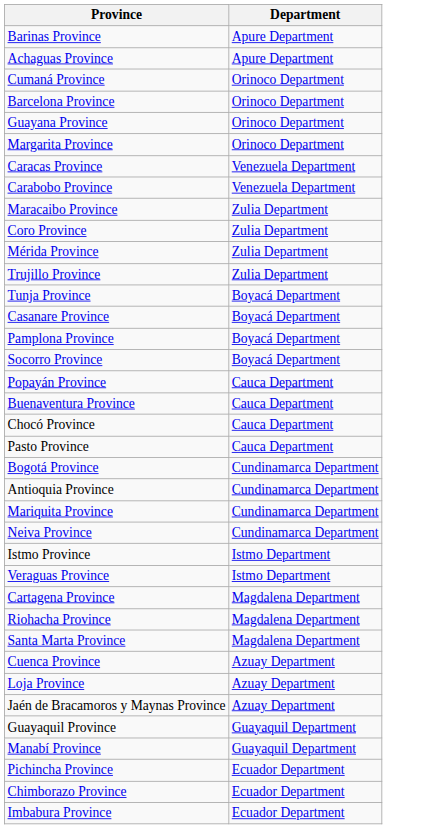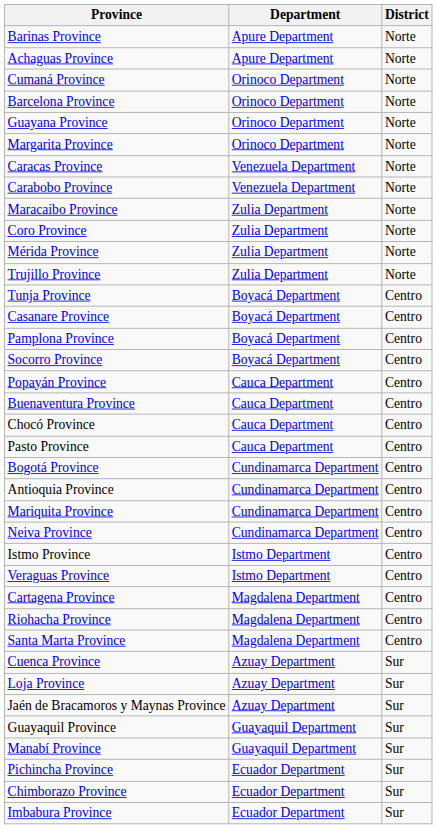+ column: (407, 15)
